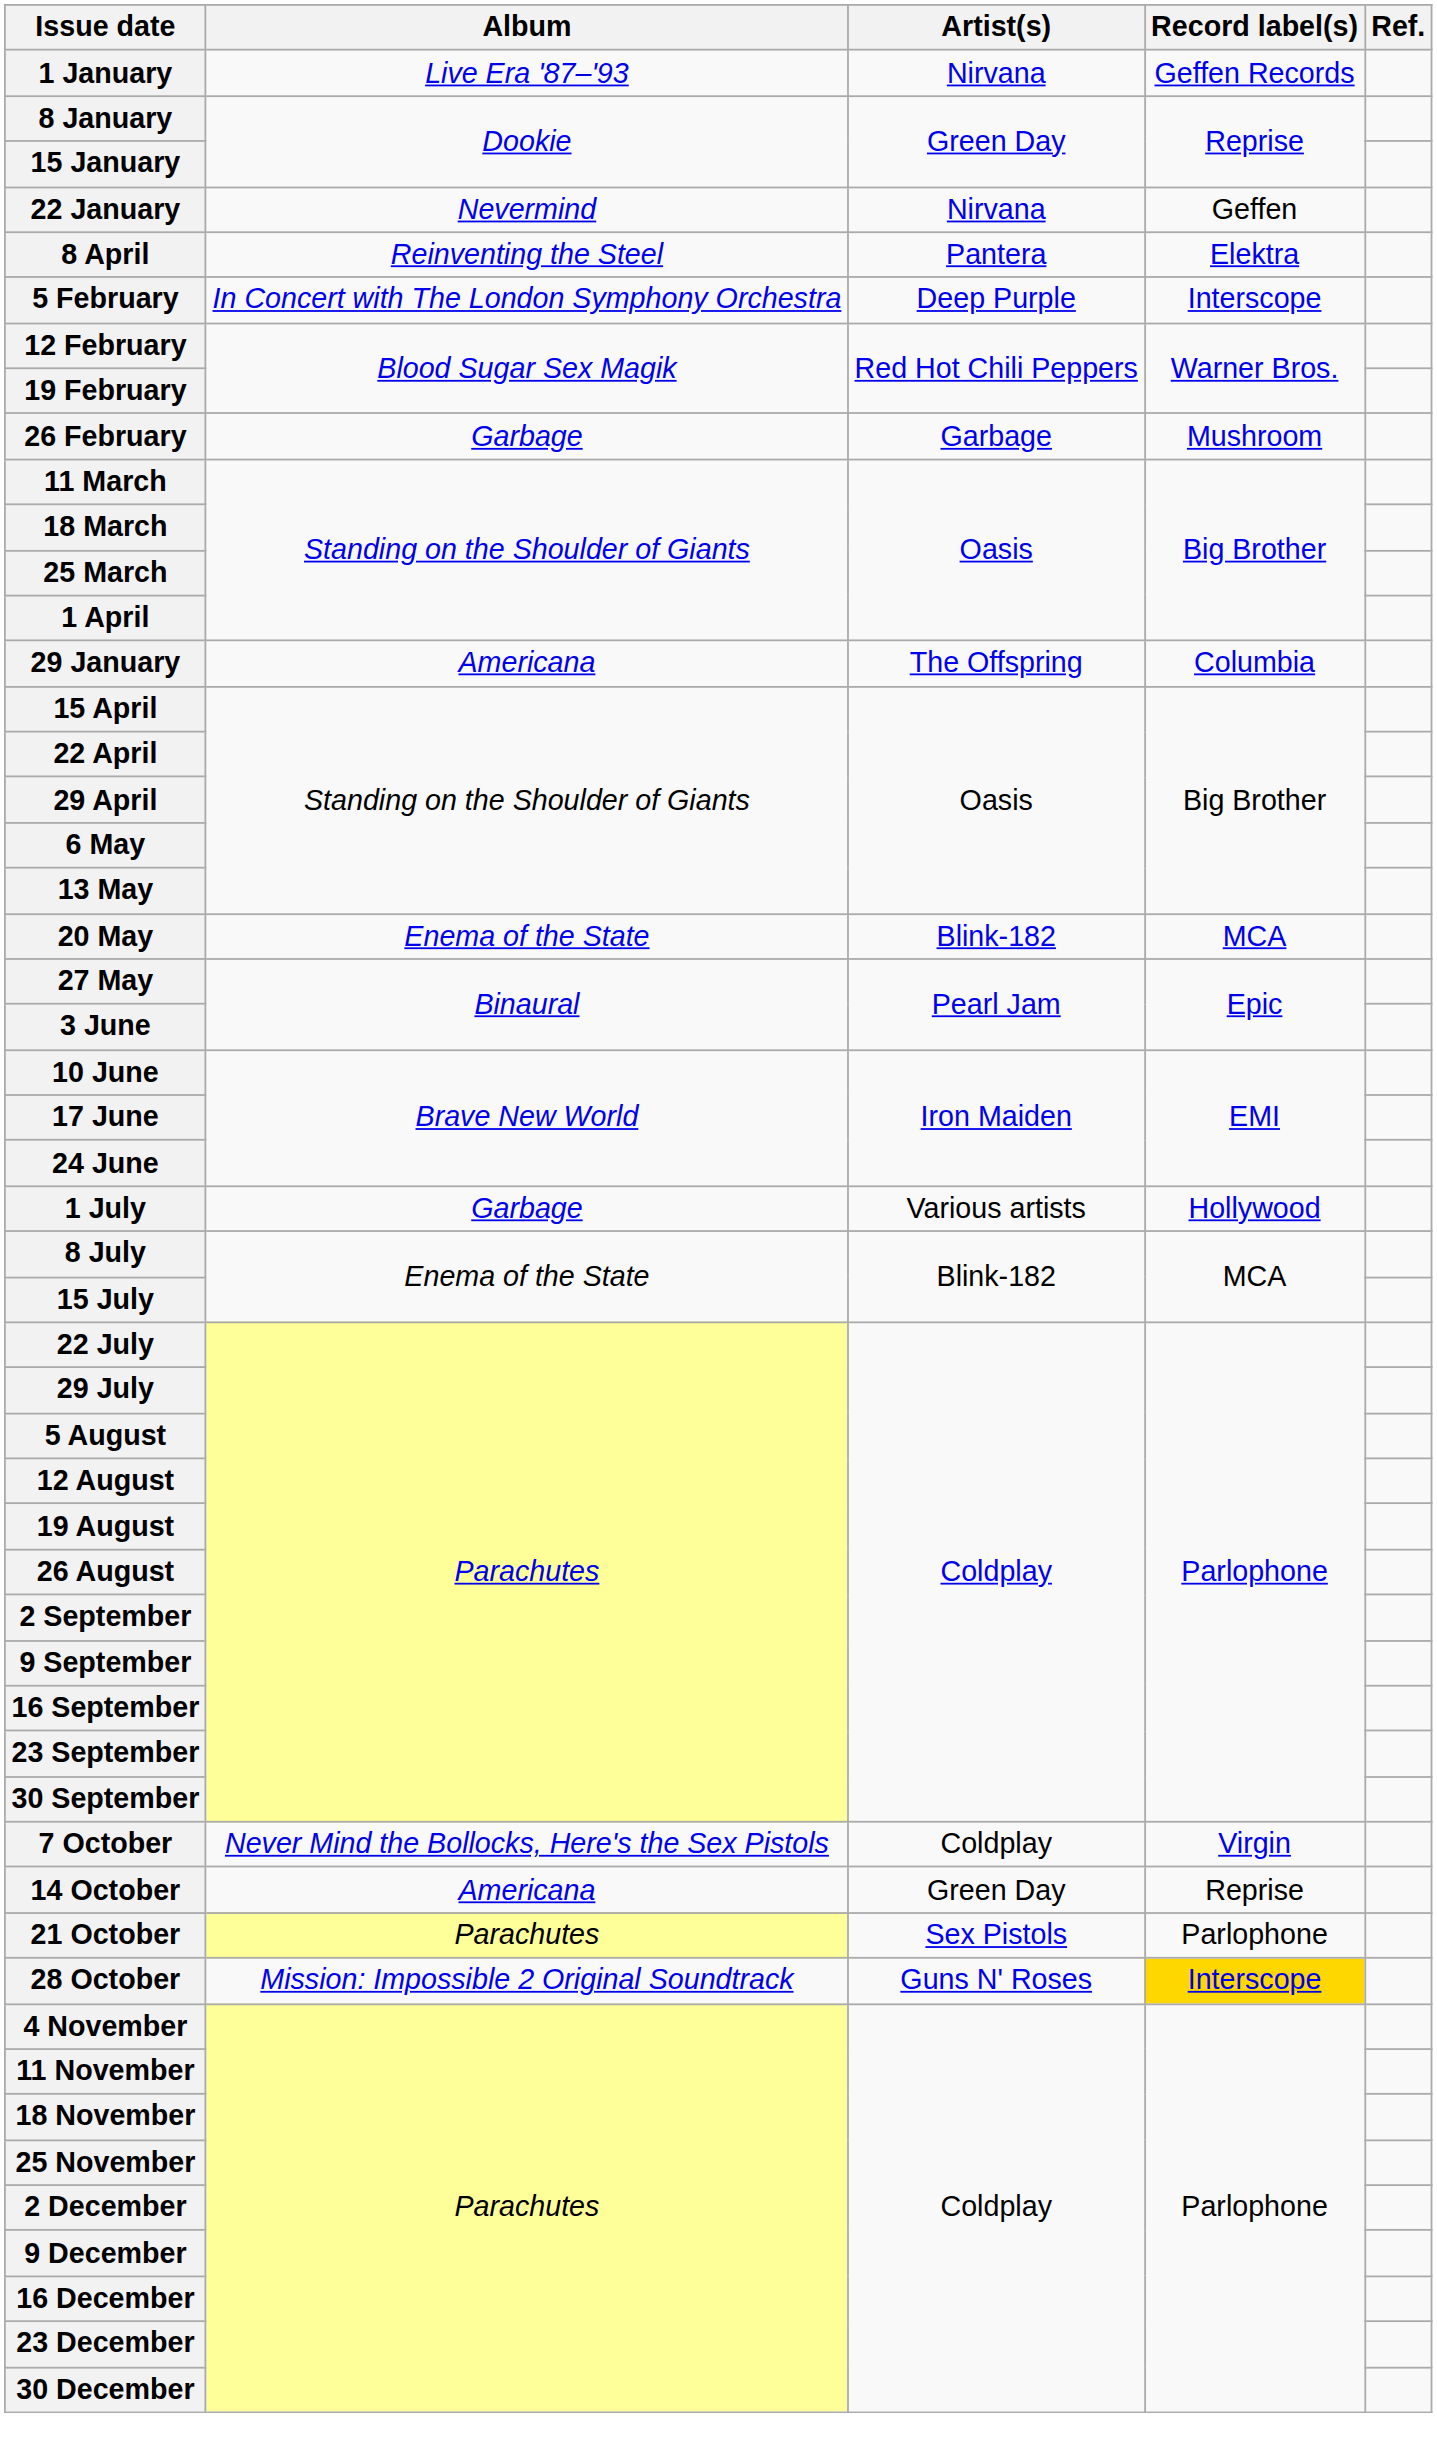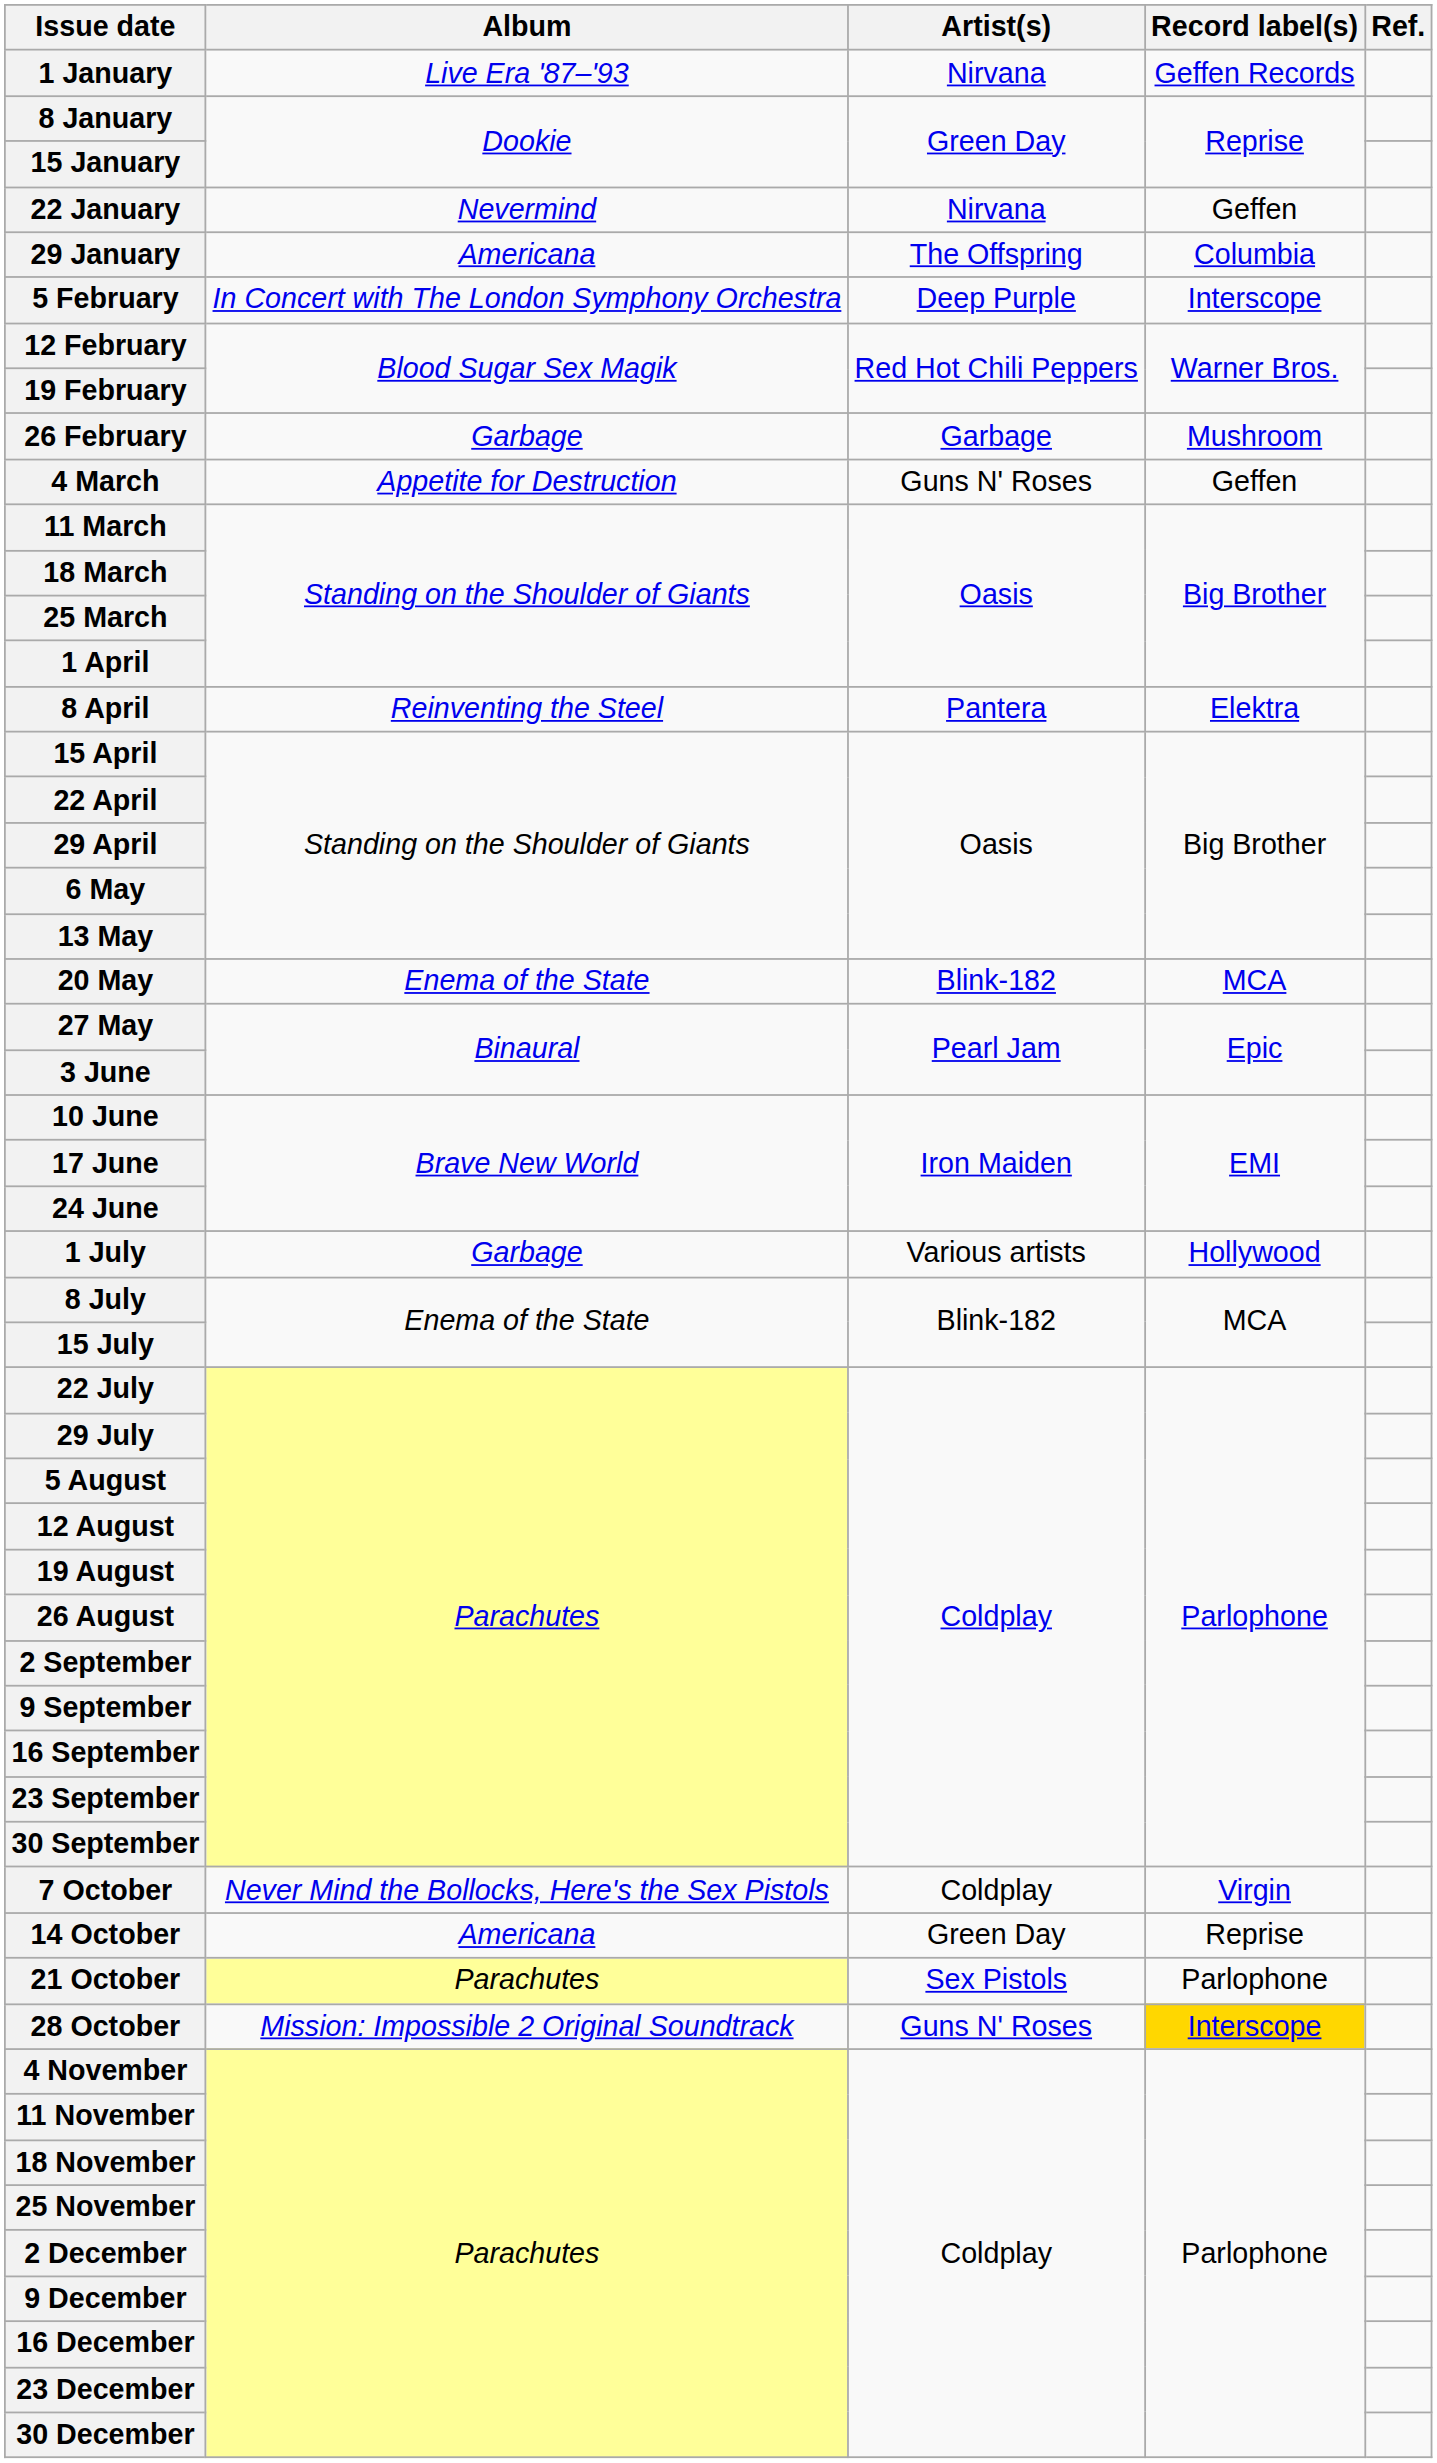rows swapped: (105, 663) <-> (105, 254)
+ row: (105, 481)
